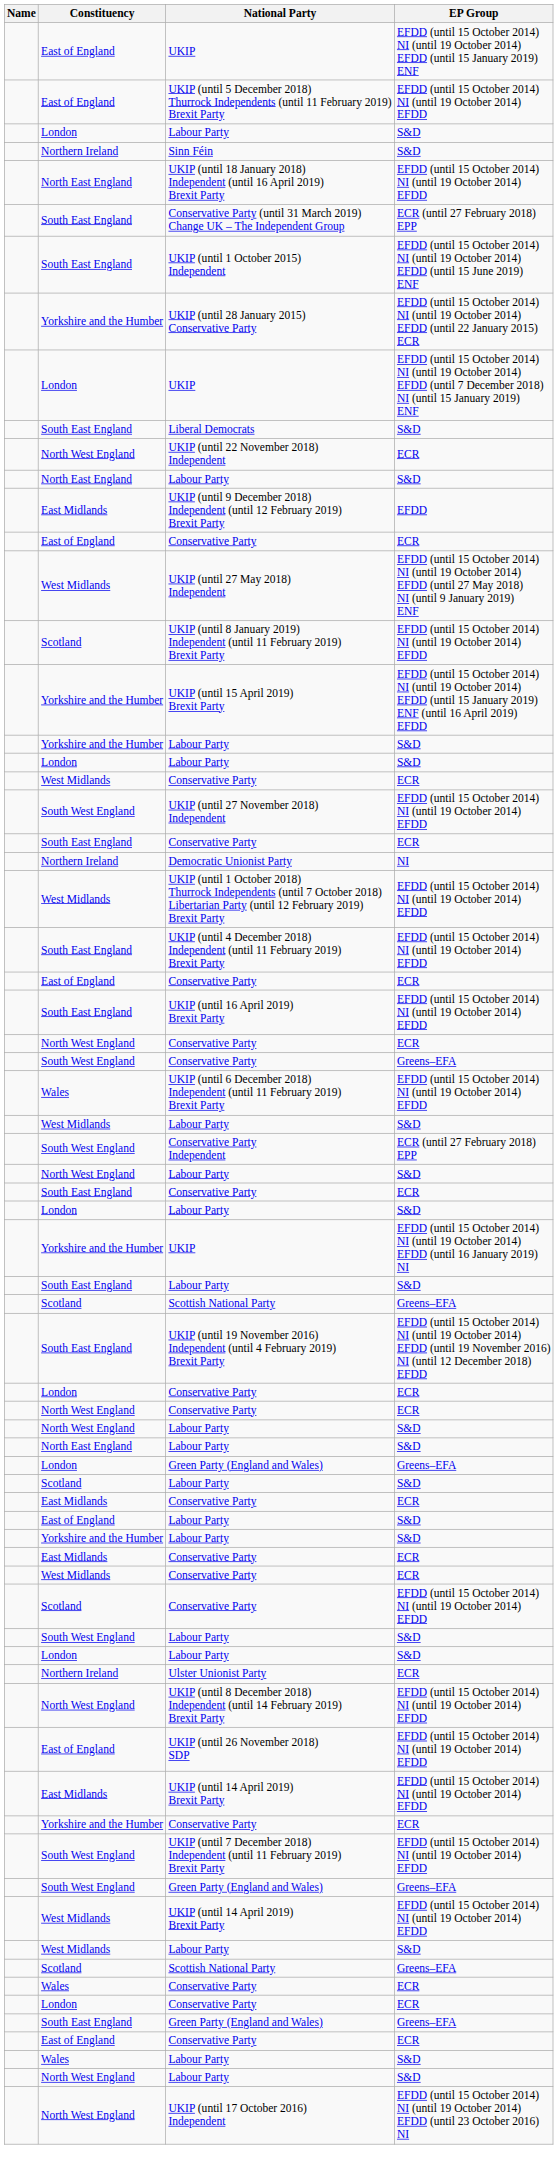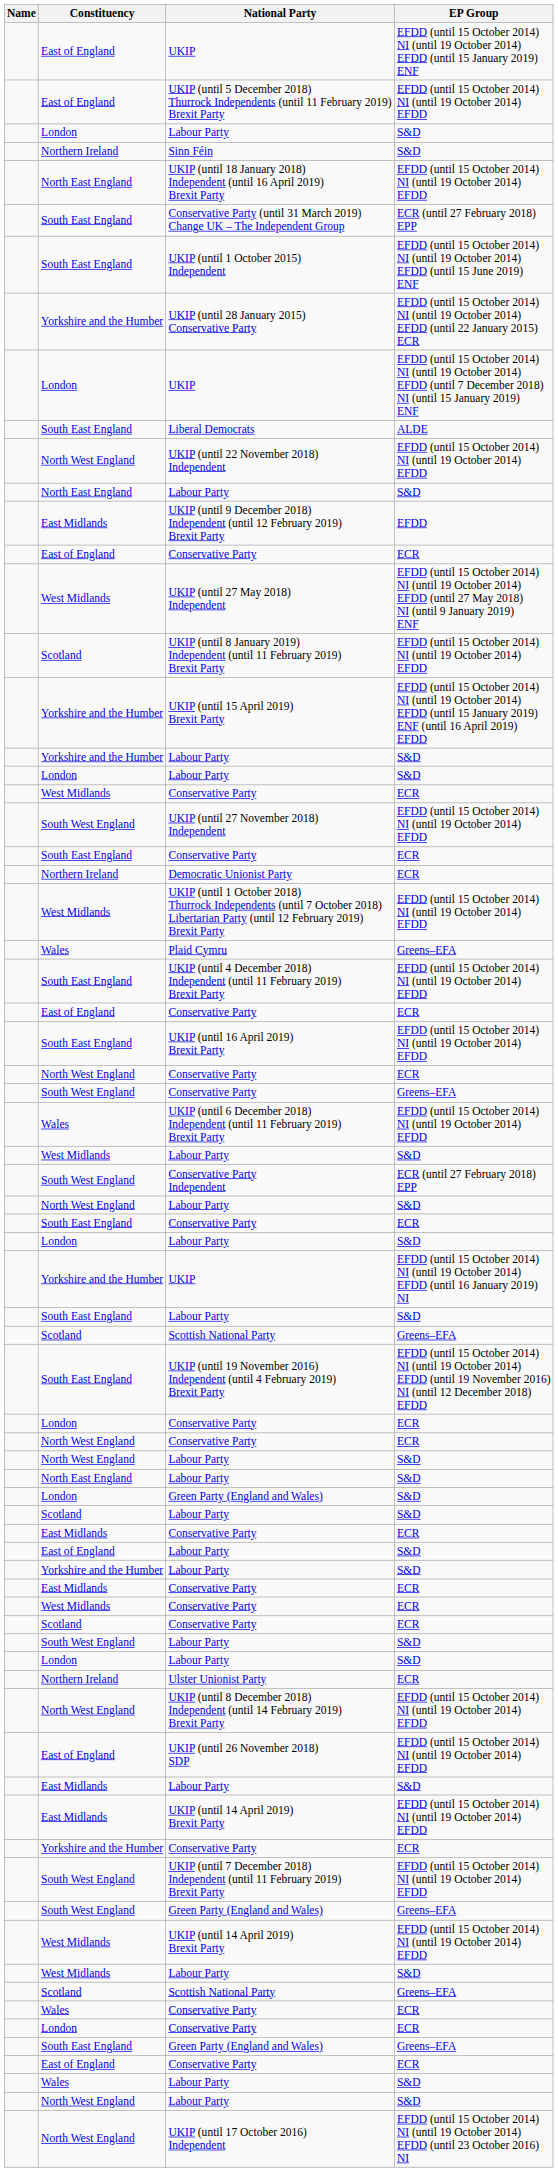(409, 429) S&D -> (412, 429) ALDE
(408, 454) ECR -> (468, 460) EFDD (until 15 October 2014) NI (until 19 October 2014) EFDD
(403, 861) NI -> (408, 874) ECR
+ row: (55, 949)
(427, 1465) Greens–EFA -> (409, 1496) S&D
(468, 1606) EFDD (until 15 October 2014) NI (until 19 October 2014) EFDD -> (408, 1624) ECR
+ row: (74, 1786)
